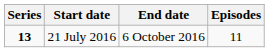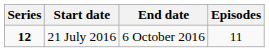(24, 36) 13 -> (24, 36) 12
